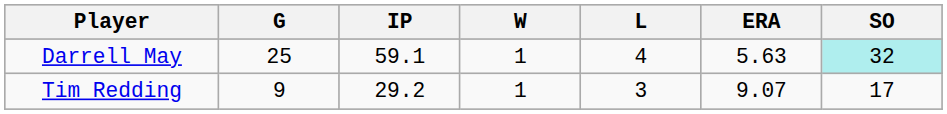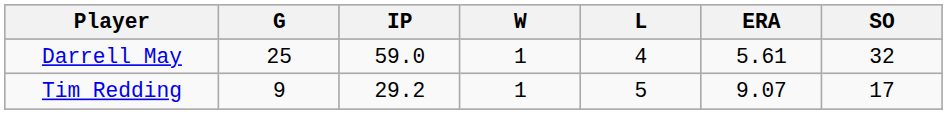(400, 57) 59.1 -> (400, 57) 59.0
(761, 57) 5.63 -> (761, 57) 5.61
(882, 57) paleturquoise background -> (882, 57) no background
(641, 91) 3 -> (641, 91) 5
